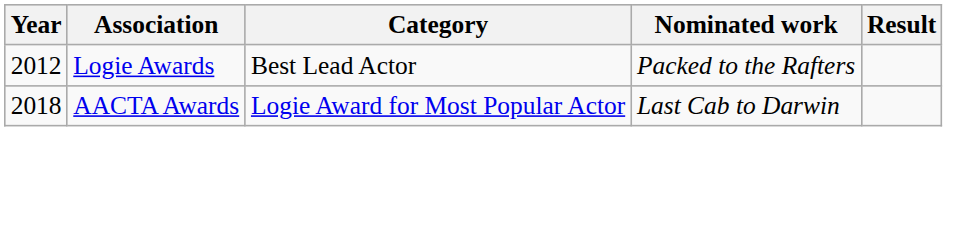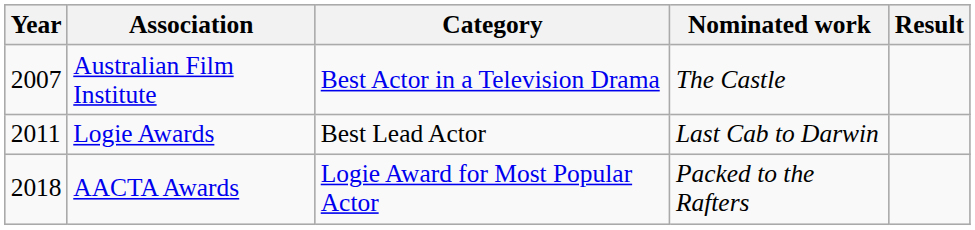+ row: (153, 79)
(36, 65) 2012 -> (36, 133) 2011
(746, 65) Packed to the Rafters -> (777, 133) Last Cab to Darwin
(738, 105) Last Cab to Darwin -> (745, 188) Packed to the Rafters
